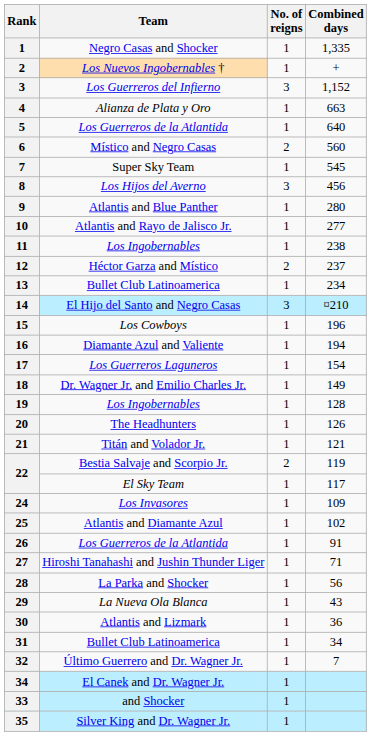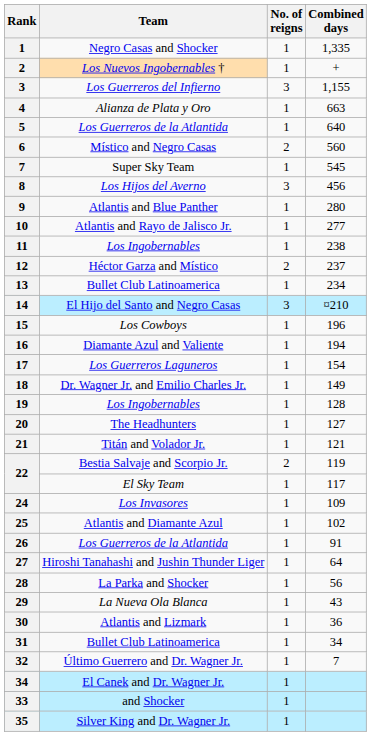(336, 87) 1,152 -> (336, 87) 1,155
(336, 424) 126 -> (336, 424) 127
(336, 562) 71 -> (336, 562) 64
